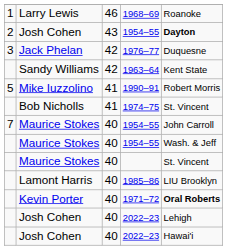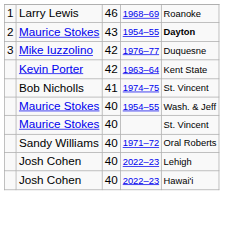(50, 32) Josh Cohen -> (59, 32) Maurice Stokes
(51, 50) Jack Phelan -> (56, 50) Mike Iuzzolino
(59, 69) Sandy Williams -> (51, 69) Kevin Porter
- row: (10, 87)
- row: (10, 124)
- row: (10, 180)
(51, 198) Kevin Porter -> (59, 143) Sandy Williams
(192, 199) bold -> (190, 143) normal
